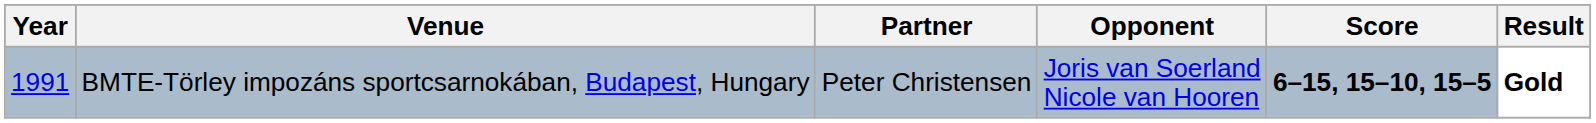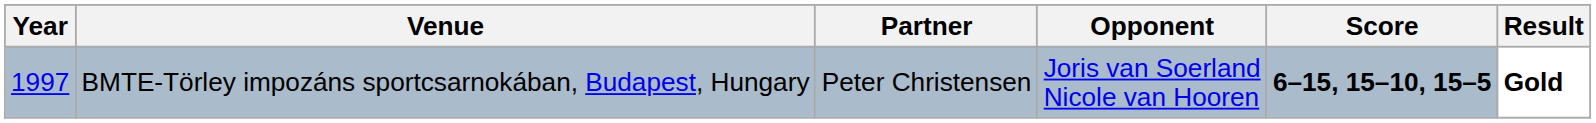(40, 82) 1991 -> (40, 82) 1997
